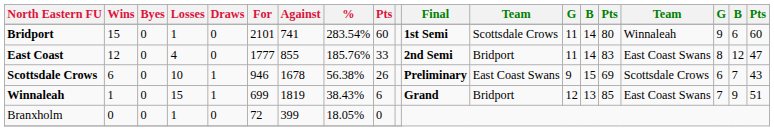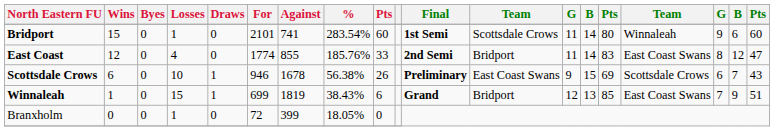(262, 54) 1777 -> (262, 54) 1774
